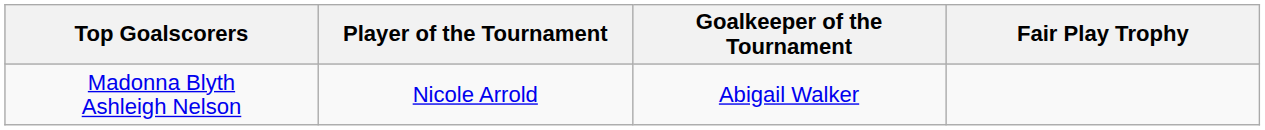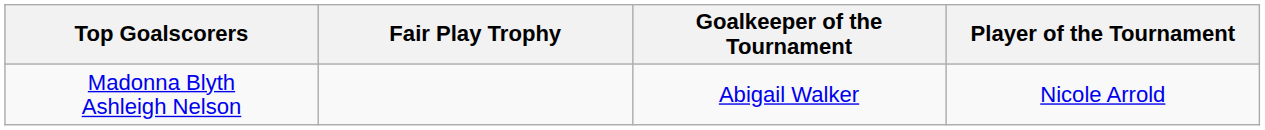columns swapped: (475, 34) <-> (1103, 34)
